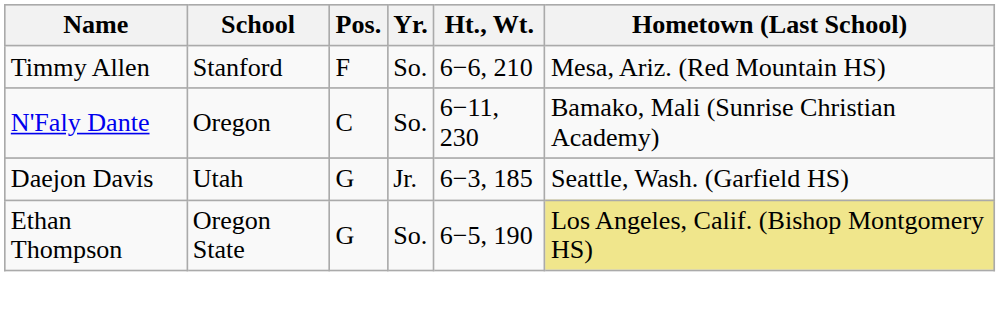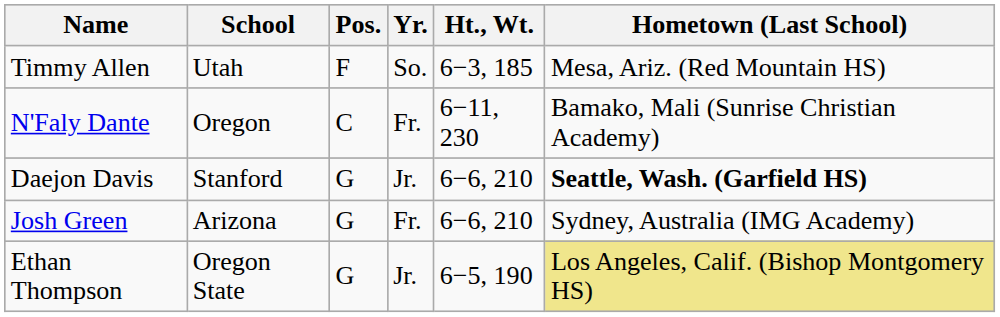(238, 66) Stanford -> (218, 66) Utah
(486, 66) 6−6, 210 -> (486, 66) 6−3, 185
(410, 122) So. -> (407, 122) Fr.
(218, 178) Utah -> (238, 178) Stanford
(486, 178) 6−3, 185 -> (486, 178) 6−6, 210
(700, 178) normal -> (709, 178) bold
+ row: (69, 219)
(410, 234) So. -> (405, 275) Jr.
